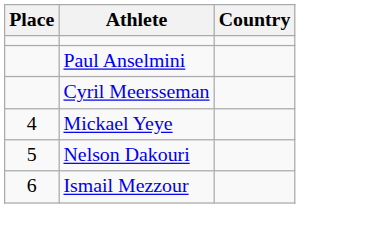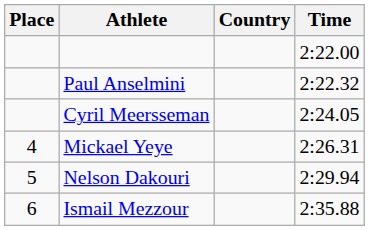+ column: (329, 20)
